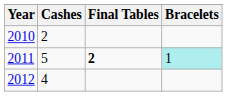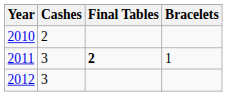(44, 58) 5 -> (44, 58) 3
(168, 58) paleturquoise background -> (168, 58) no background
(44, 79) 4 -> (44, 79) 3
